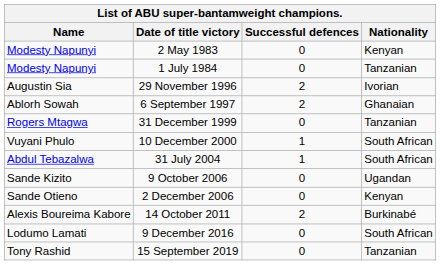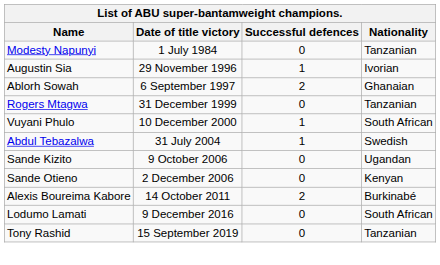- row: (188, 50)
(302, 86) 2 -> (302, 68) 1
(398, 159) South African -> (386, 141) Swedish
